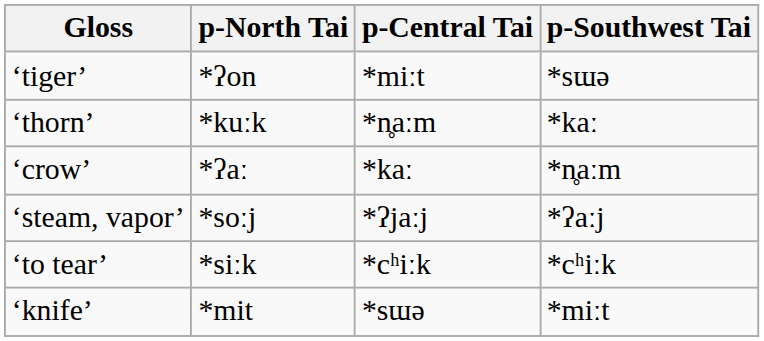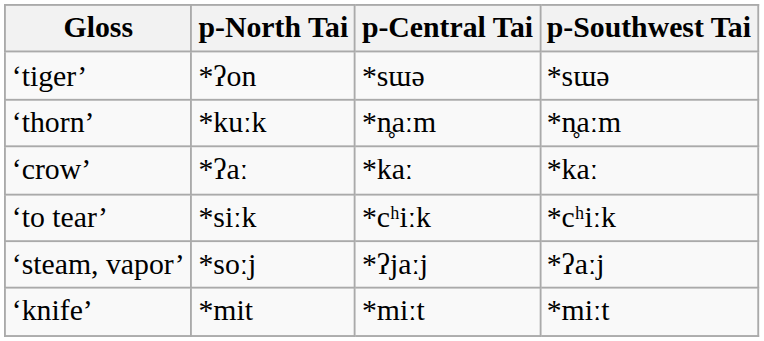(393, 75) *miːt -> (393, 75) *sɯə
(572, 122) *kaː -> (584, 122) *n̥aːm
(584, 169) *n̥aːm -> (572, 169) *kaː
rows swapped: (98, 216) <-> (60, 264)
(393, 311) *sɯə -> (393, 311) *miːt
